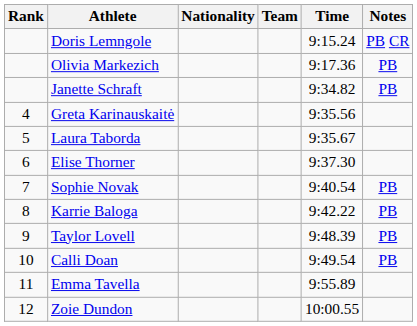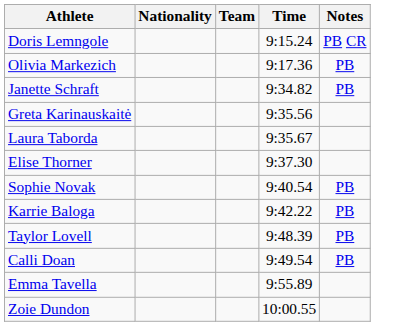- column: (26, 16)
